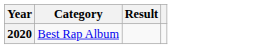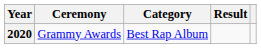+ column: (79, 14)
